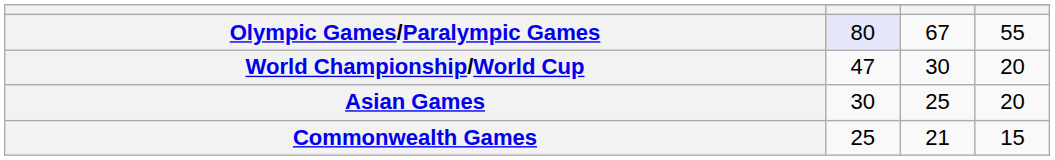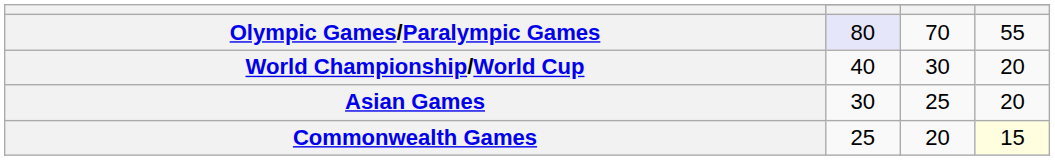(938, 32) 67 -> (938, 32) 70
(863, 67) 47 -> (863, 67) 40
(938, 137) 21 -> (938, 137) 20
(1012, 137) no background -> (1012, 137) lightyellow background
